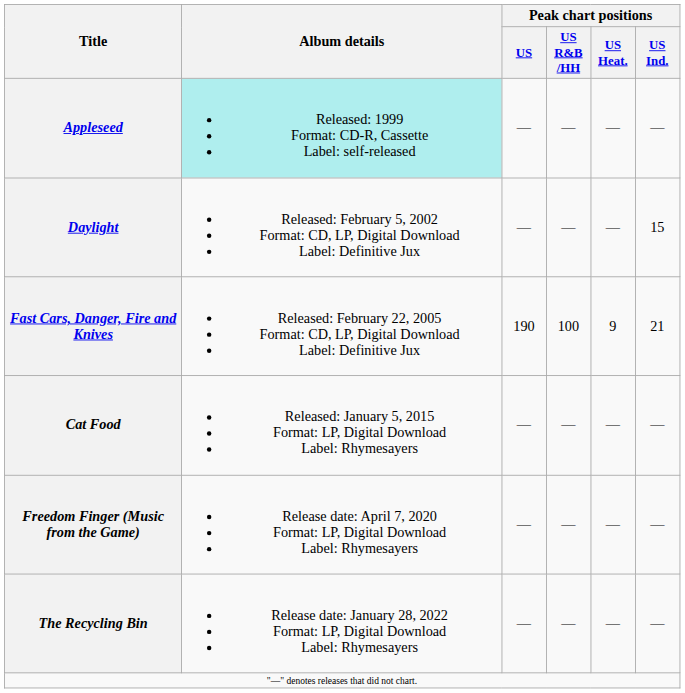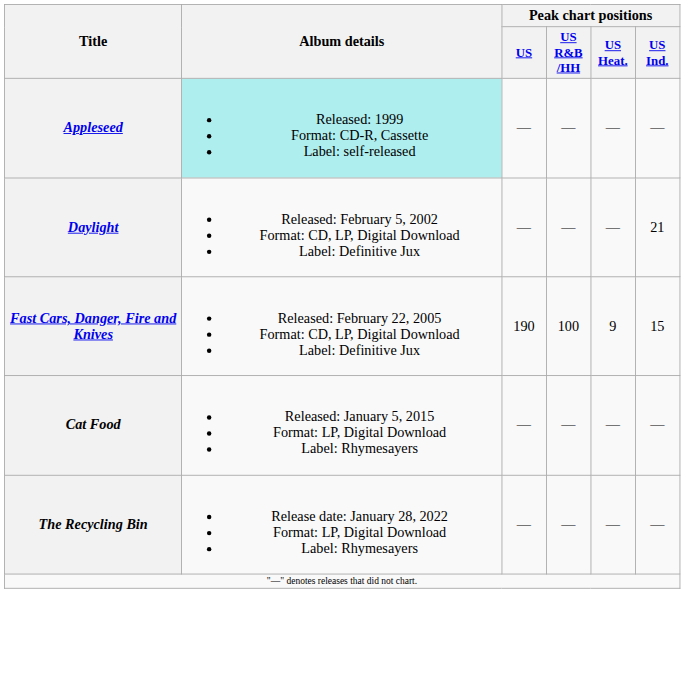(657, 227) 15 -> (657, 227) 21
(657, 326) 21 -> (657, 326) 15
- row: (93, 524)
